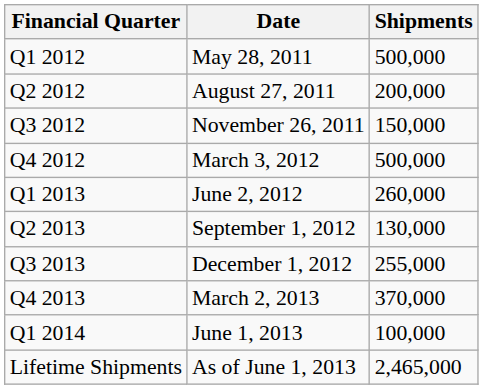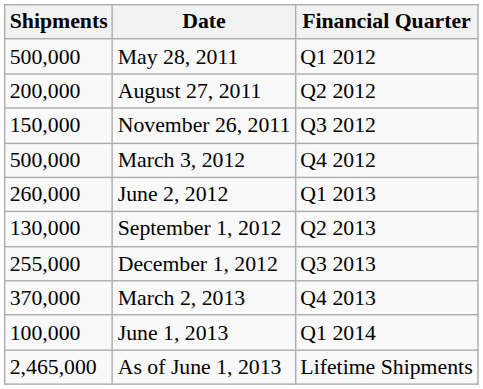columns swapped: (96, 21) <-> (424, 21)
